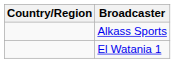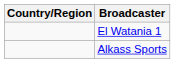rows swapped: (129, 49) <-> (132, 31)
